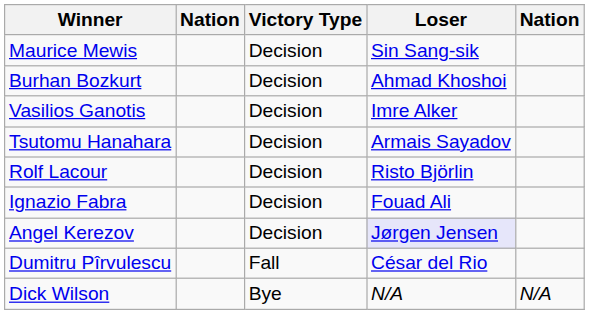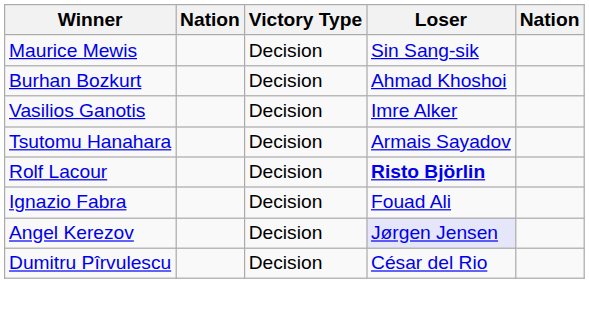(422, 171) normal -> (428, 171) bold
(264, 263) Fall -> (286, 263) Decision
- row: (59, 293)
